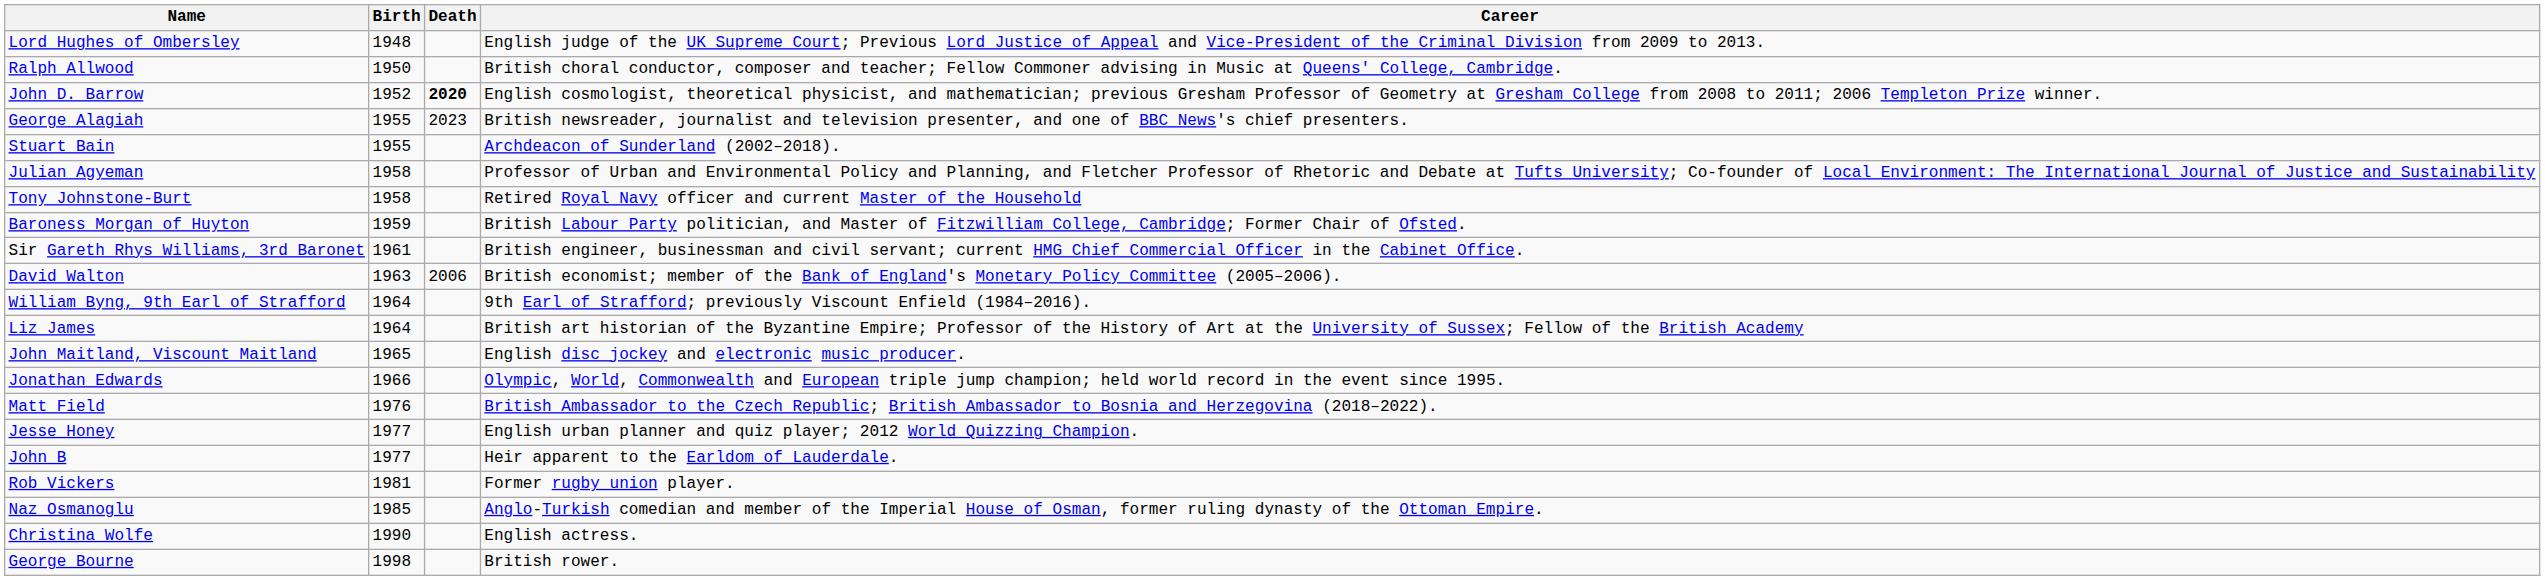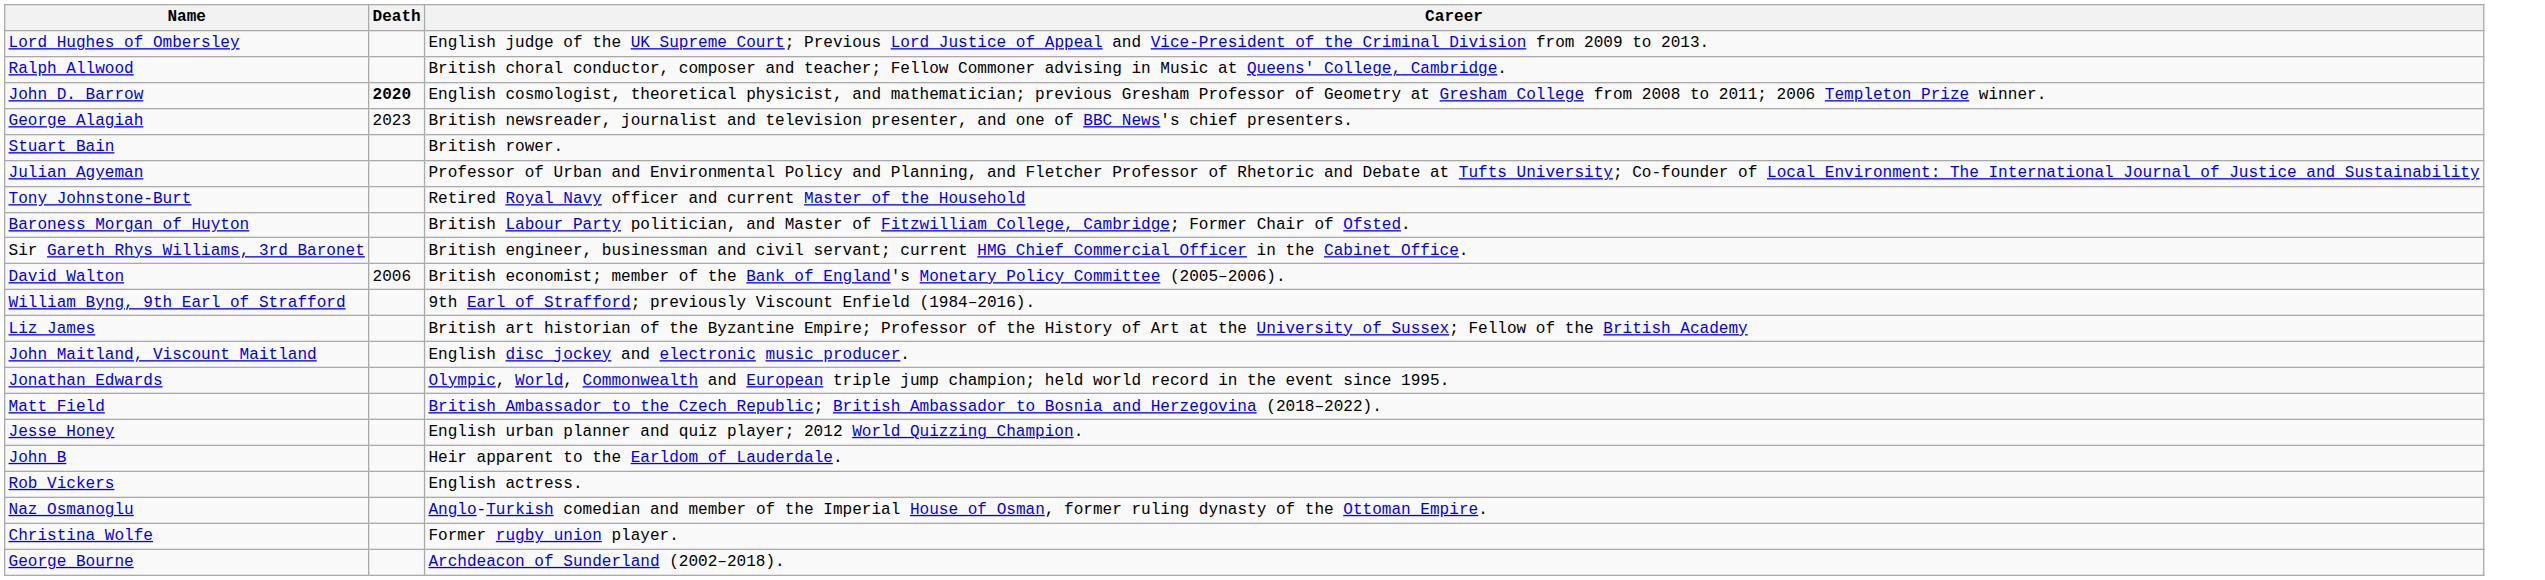- column: (397, 18)
(662, 148) Archdeacon of Sunderland (2002–2018). -> (496, 148) British rower.
(610, 484) Former rugby union player. -> (505, 484) English actress.
(561, 536) English actress. -> (554, 536) Former rugby union player.
(552, 562) British rower. -> (607, 562) Archdeacon of Sunderland (2002–2018).
